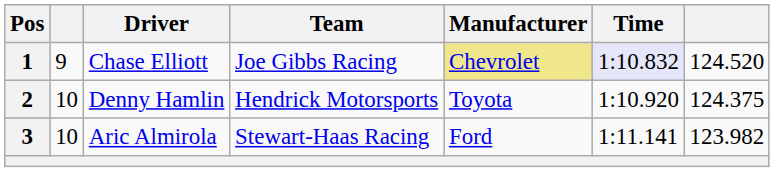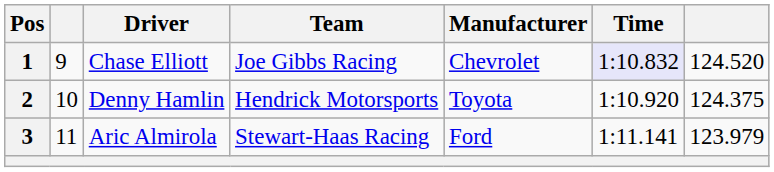(494, 61) khaki background -> (494, 61) no background
(67, 137) 10 -> (66, 137) 11
(727, 137) 123.982 -> (727, 137) 123.979
